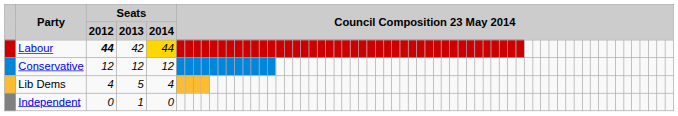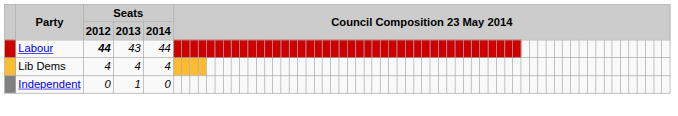(138, 48) 42 -> (135, 48) 43
(168, 48) gold background -> (165, 48) no background
- row: (51, 66)
(141, 84) 5 -> (138, 66) 4
